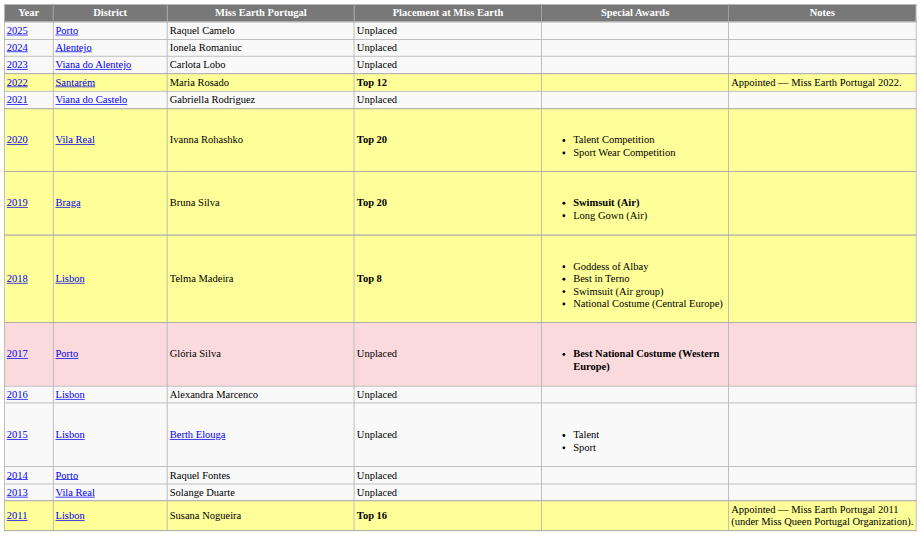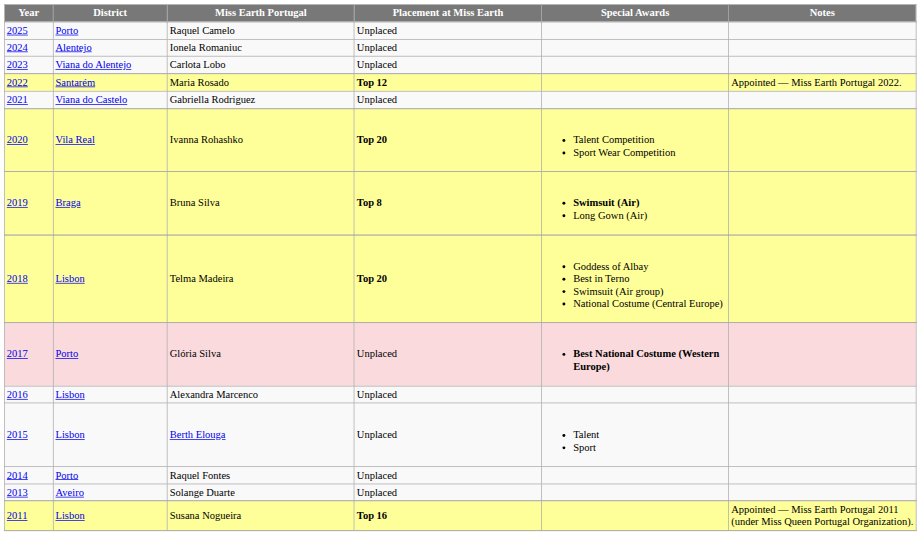(372, 203) Top 20 -> (369, 203) Top 8
(369, 279) Top 8 -> (372, 279) Top 20
(75, 492) Vila Real -> (70, 492) Aveiro
